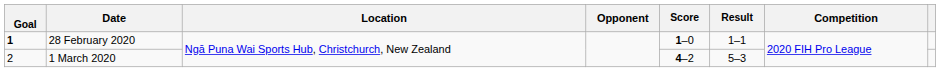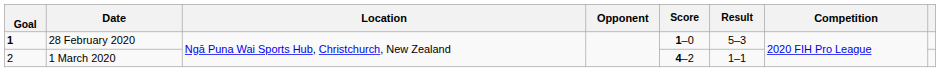(737, 41) 1–1 -> (737, 41) 5–3
(737, 58) 5–3 -> (737, 58) 1–1
